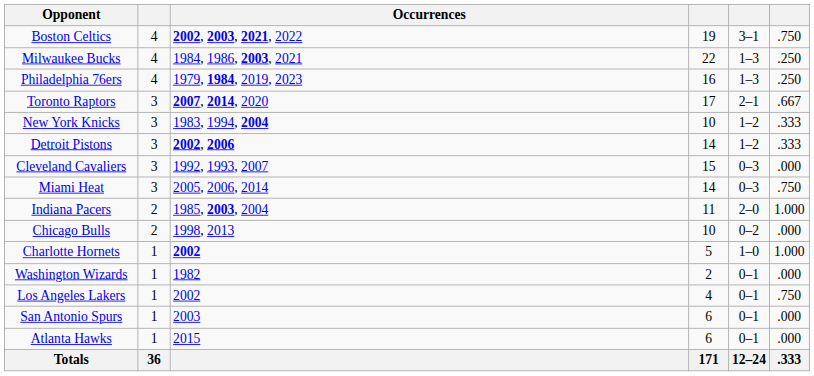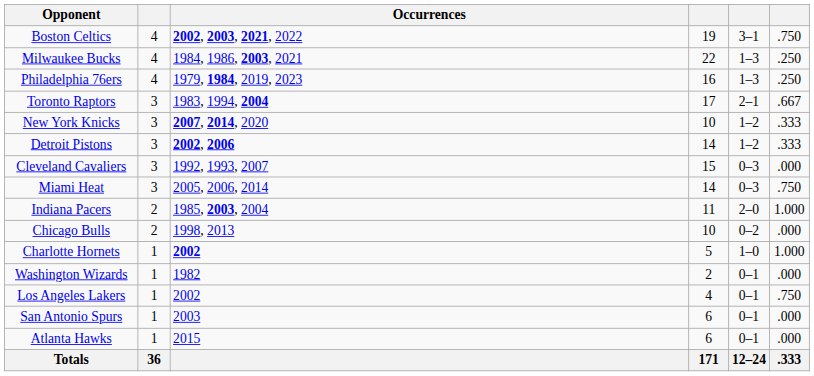(221, 101) 2007, 2014, 2020 -> (221, 101) 1983, 1994, 2004
(221, 123) 1983, 1994, 2004 -> (221, 123) 2007, 2014, 2020
